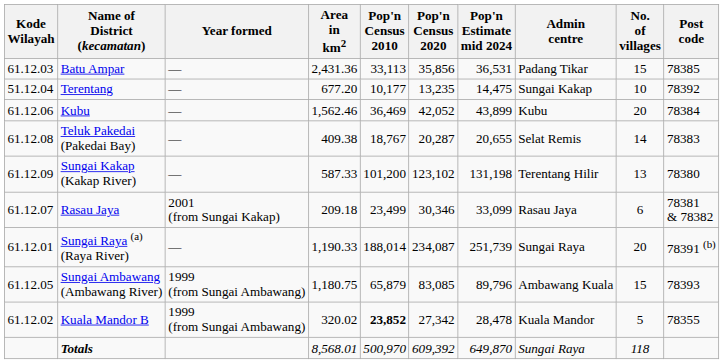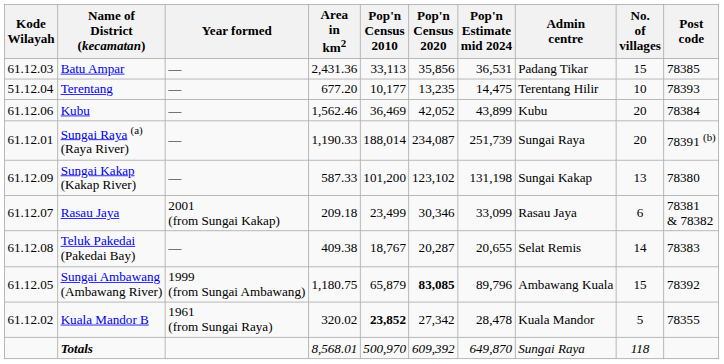(555, 89) Sungai Kakap -> (558, 89) Terentang Hilir
(683, 89) 78392 -> (683, 89) 78393
rows swapped: (98, 138) <-> (102, 247)
(558, 174) Terentang Hilir -> (555, 177) Sungai Kakap
(437, 284) normal -> (437, 284) bold
(683, 284) 78393 -> (683, 284) 78392
(237, 319) 1999 (from Sungai Ambawang) -> (220, 319) 1961 (from Sungai Raya)
